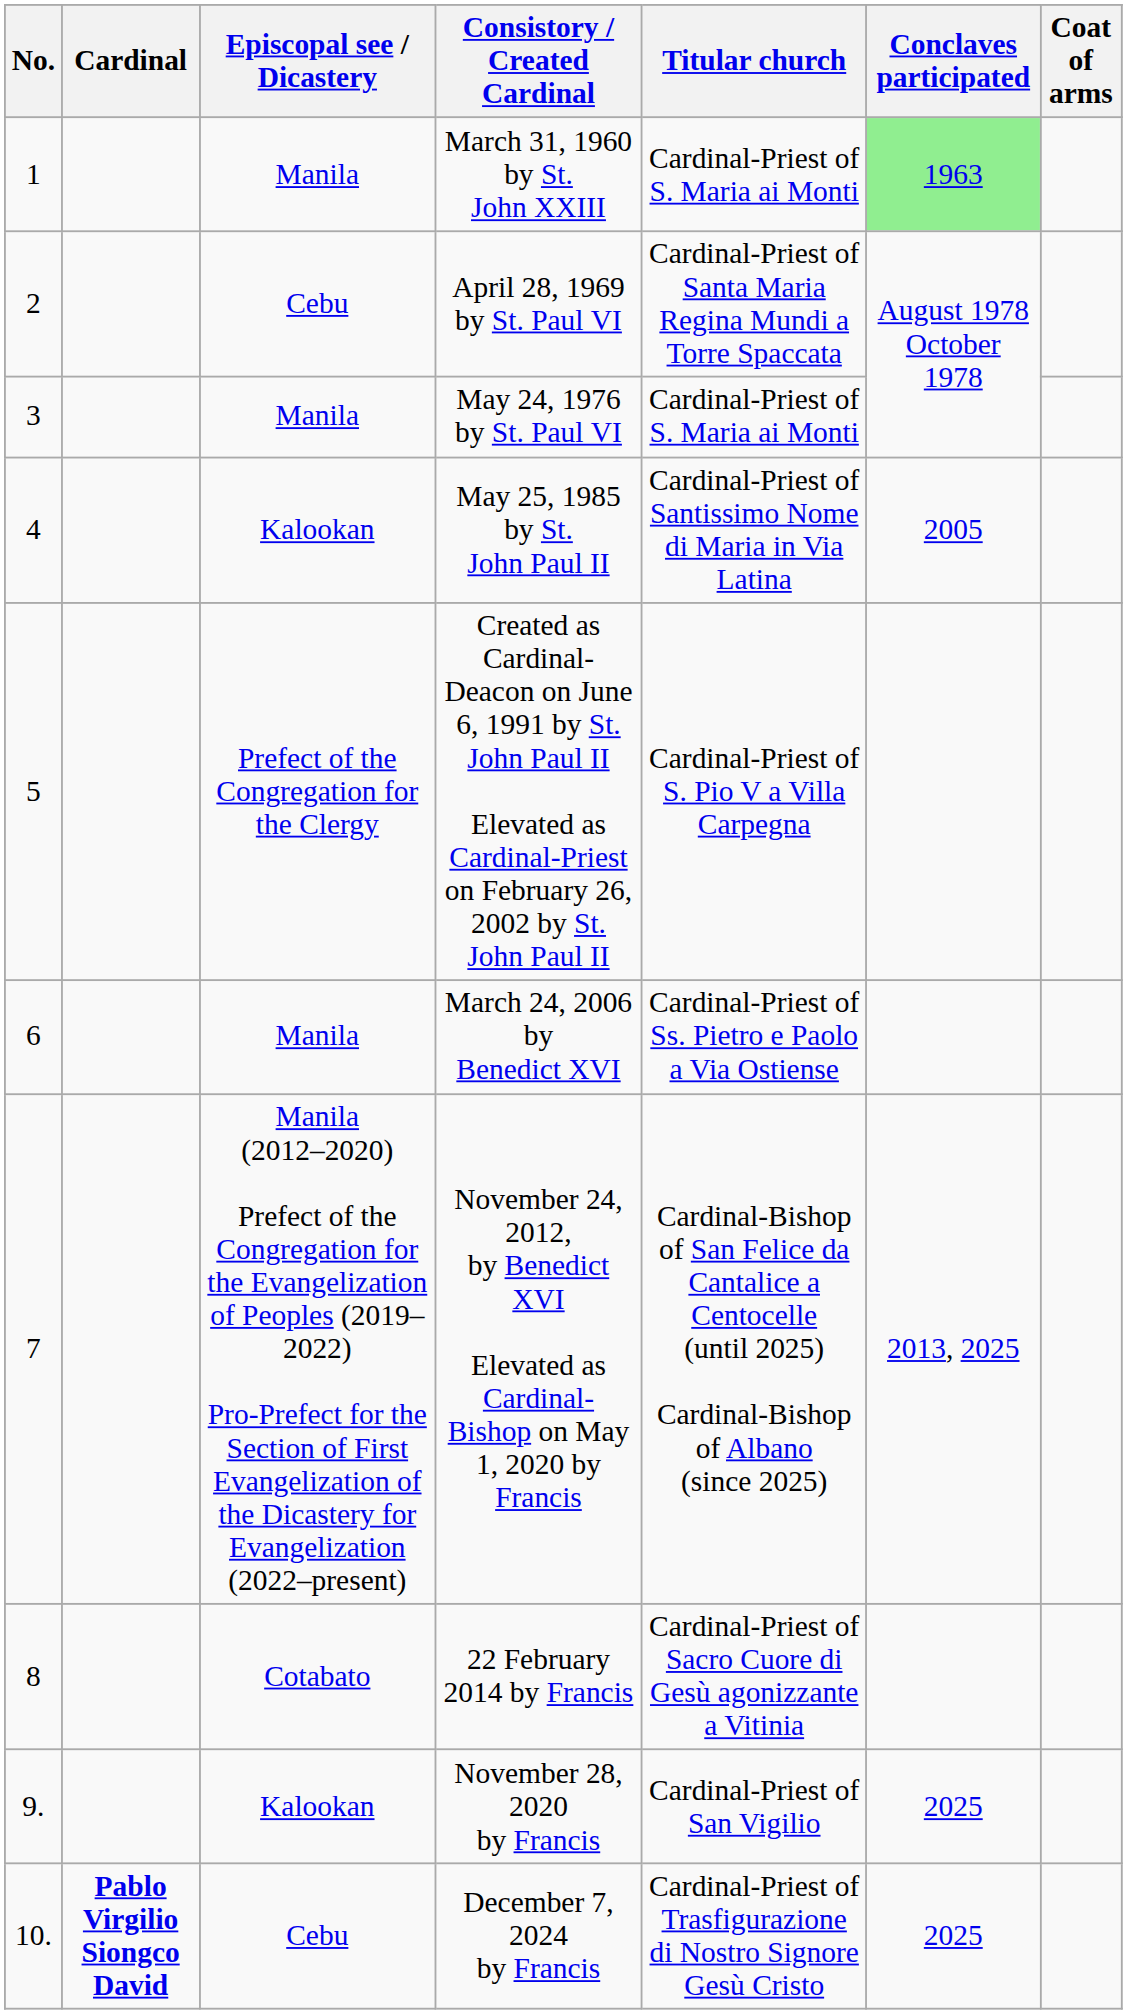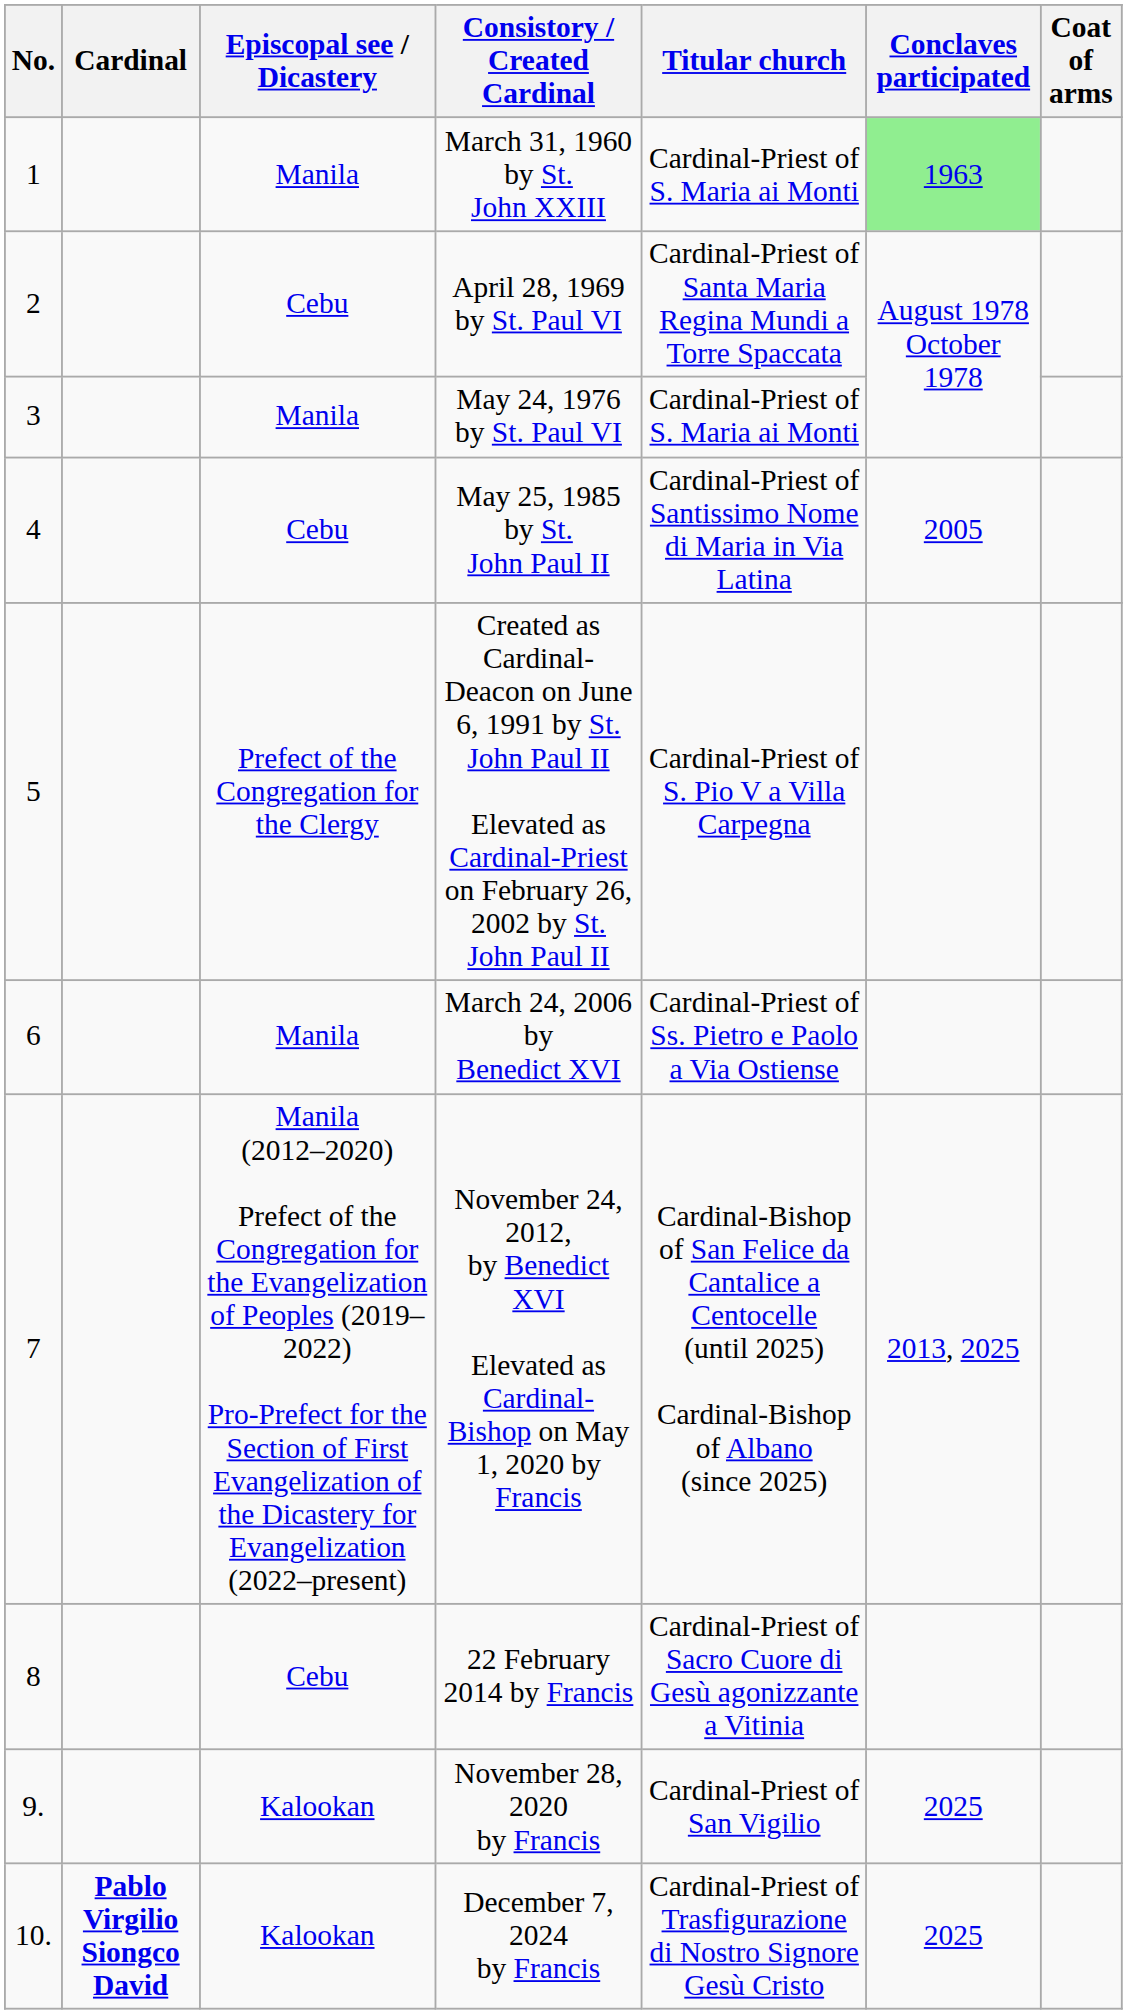(317, 529) Kalookan -> (317, 529) Cebu
(317, 1676) Cotabato -> (317, 1676) Cebu
(317, 1935) Cebu -> (317, 1935) Kalookan
